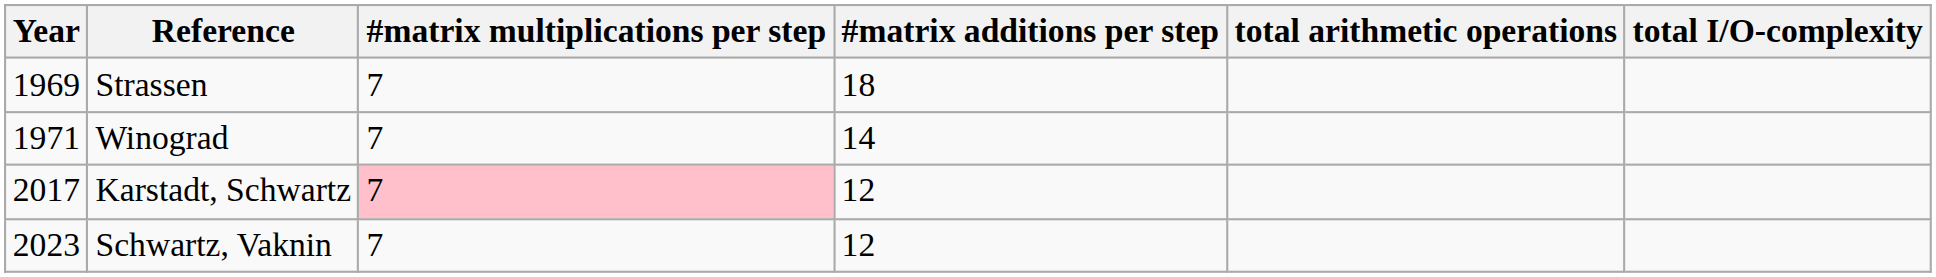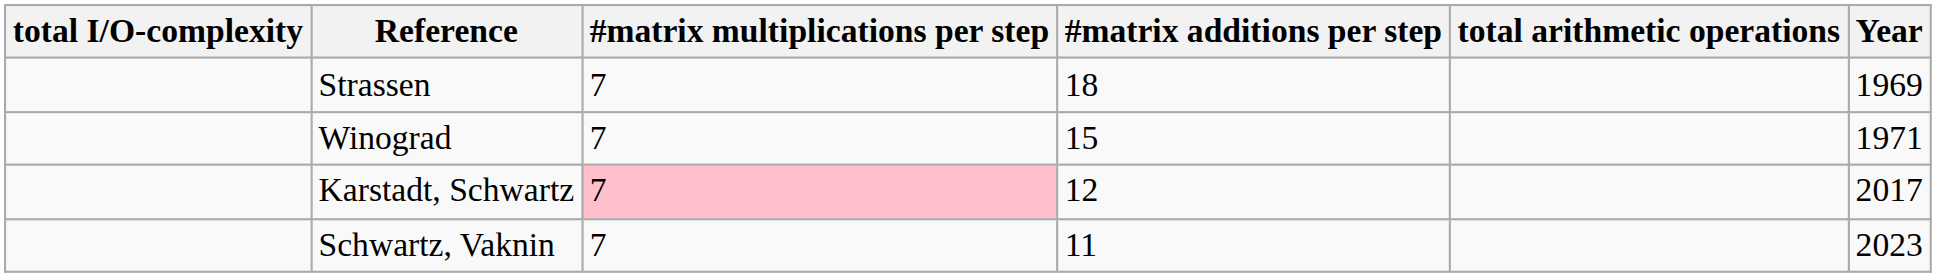columns swapped: (46, 31) <-> (1778, 31)
(858, 137) 14 -> (1081, 137) 15
(858, 244) 12 -> (1081, 244) 11
